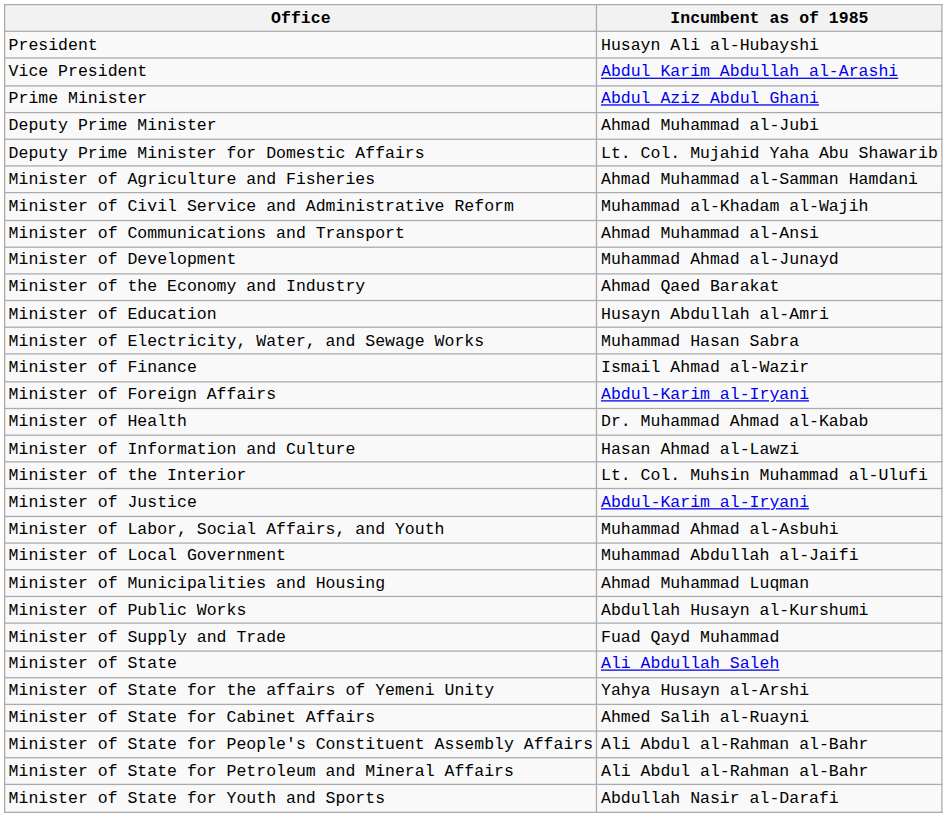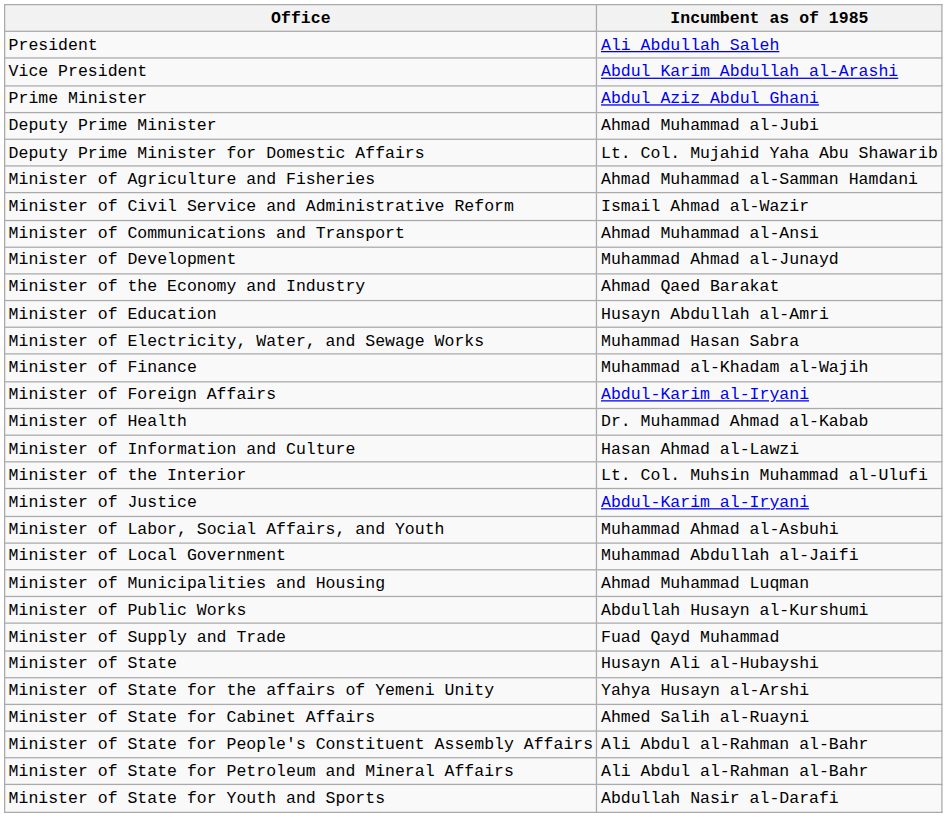(710, 45) Husayn Ali al-Hubayshi -> (690, 45) Ali Abdullah Saleh
(735, 206) Muhammad al-Khadam al-Wajih -> (705, 206) Ismail Ahmad al-Wazir
(705, 368) Ismail Ahmad al-Wazir -> (735, 368) Muhammad al-Khadam al-Wajih
(690, 664) Ali Abdullah Saleh -> (710, 664) Husayn Ali al-Hubayshi
